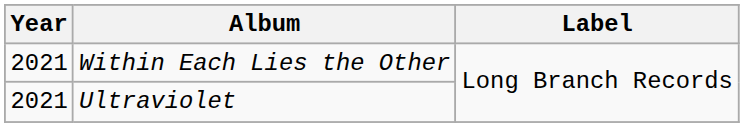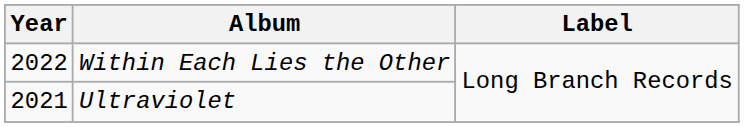(39, 63) 2021 -> (39, 63) 2022
